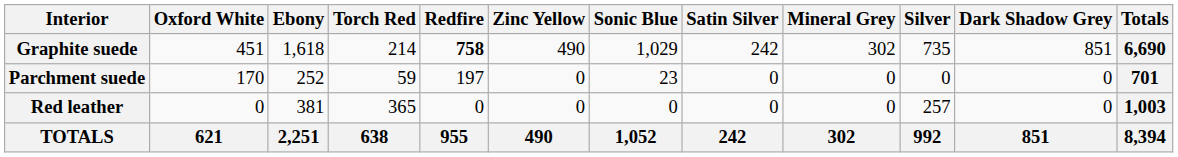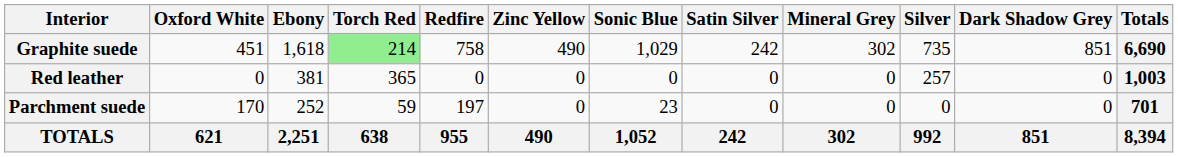(402, 48) no background -> (402, 48) lightgreen background
(470, 48) bold -> (470, 48) normal
rows swapped: (77, 78) <-> (77, 107)
